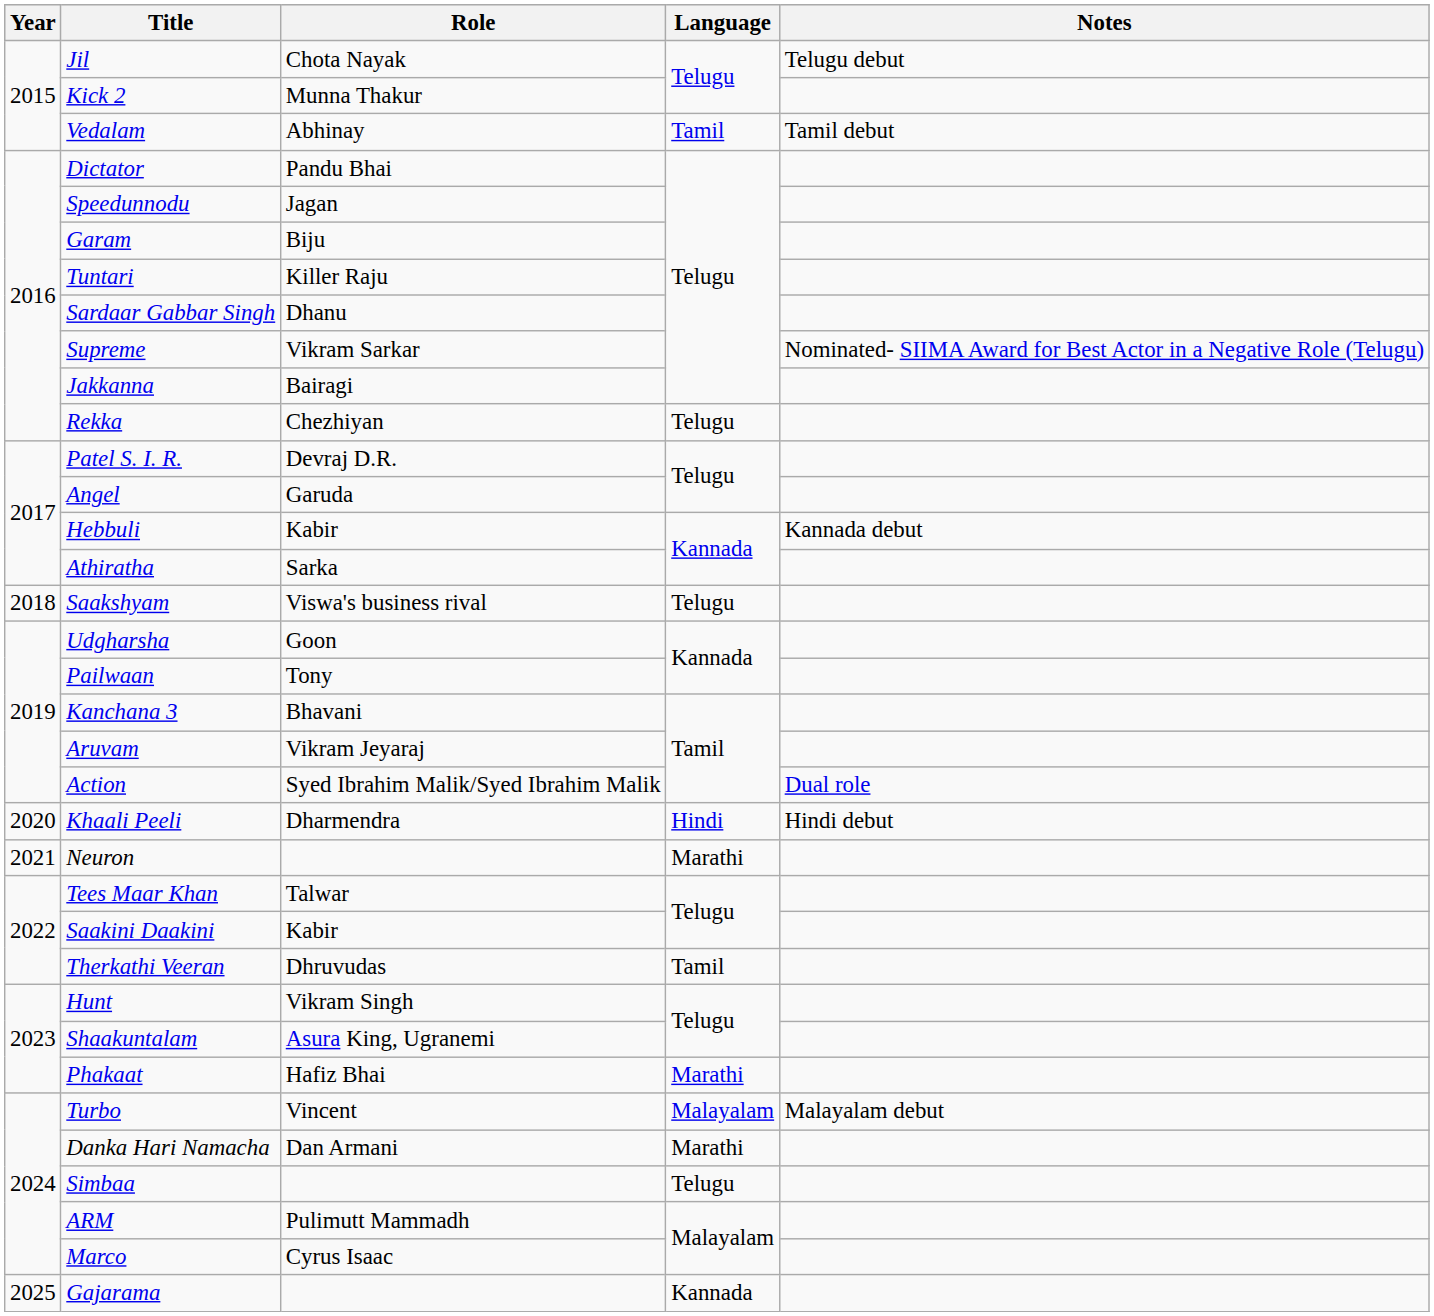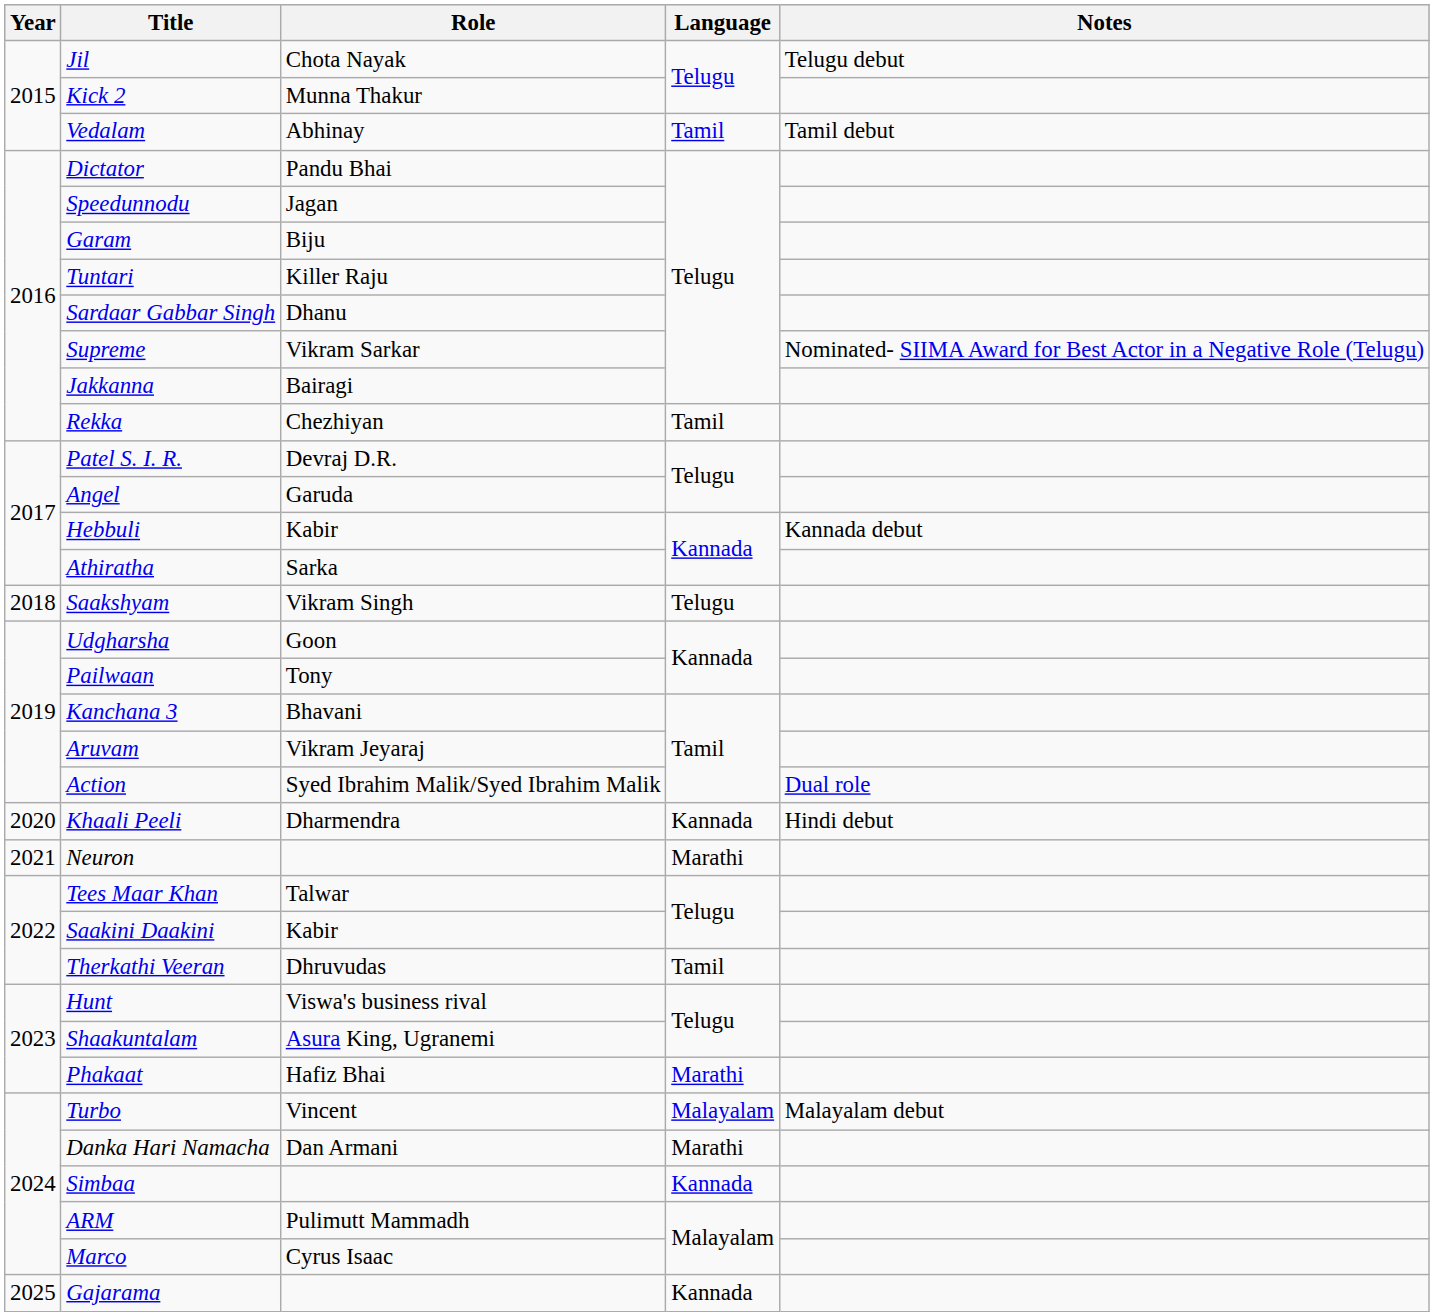(703, 421) Telugu -> (698, 421) Tamil
(386, 603) Viswa's business rival -> (350, 603) Vikram Singh
(697, 820) Hindi -> (712, 820) Kannada
(350, 1002) Vikram Singh -> (386, 1002) Viswa's business rival
(703, 1183) Telugu -> (712, 1183) Kannada
